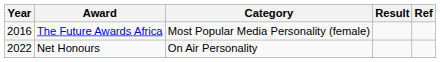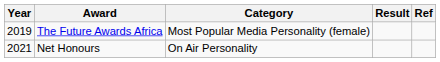(19, 31) 2016 -> (19, 31) 2019
(19, 48) 2022 -> (19, 48) 2021
